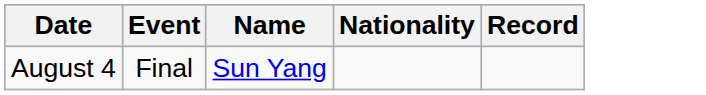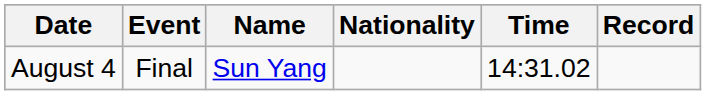+ column: (539, 25)
